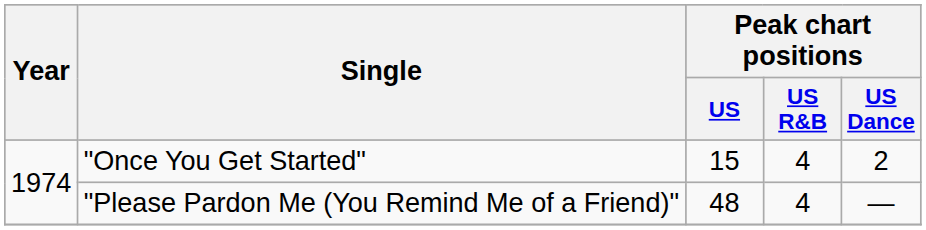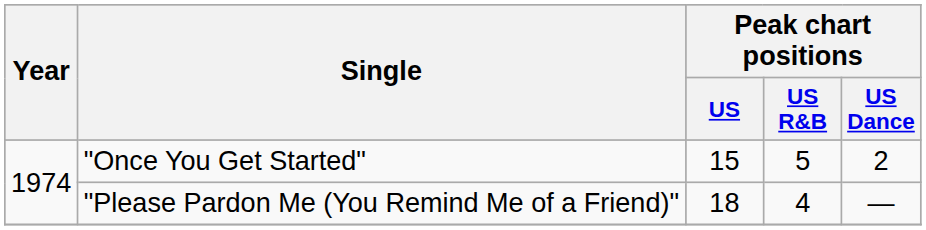(803, 160) 4 -> (803, 160) 5
(724, 203) 48 -> (724, 203) 18
